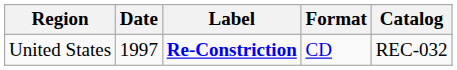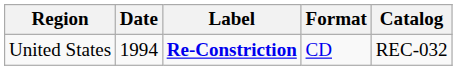(139, 49) 1997 -> (139, 49) 1994
